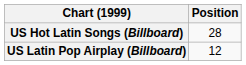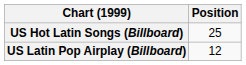(215, 32) 28 -> (215, 32) 25
